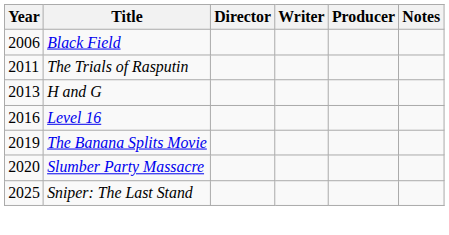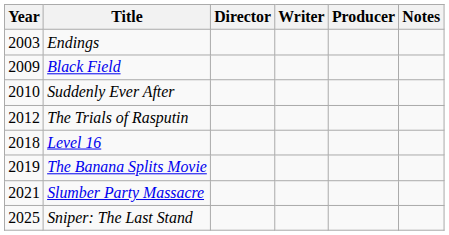+ row: (73, 42)
(24, 42) 2006 -> (24, 67) 2009
+ row: (111, 92)
(24, 67) 2011 -> (24, 117) 2012
- row: (74, 92)
(24, 117) 2016 -> (24, 142) 2018
(24, 167) 2020 -> (24, 192) 2021
